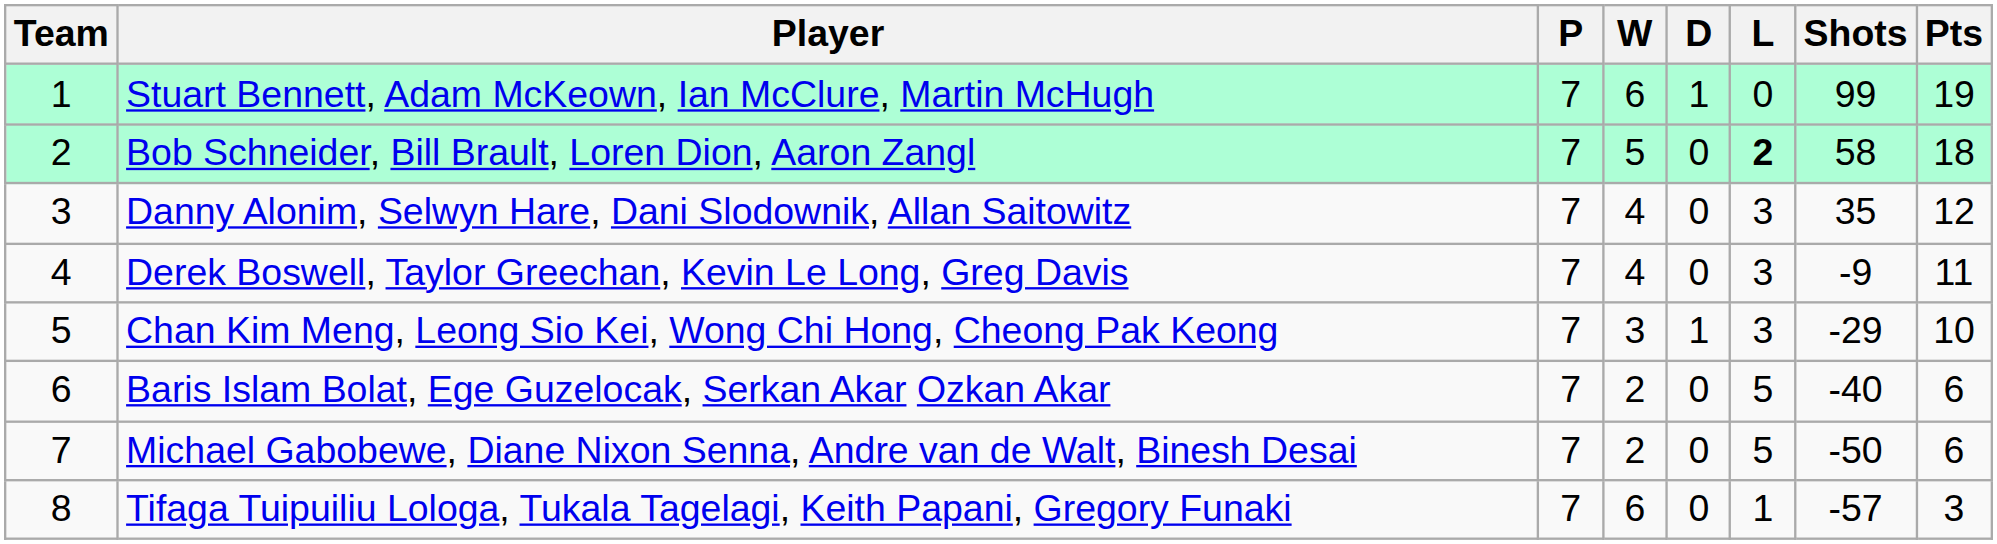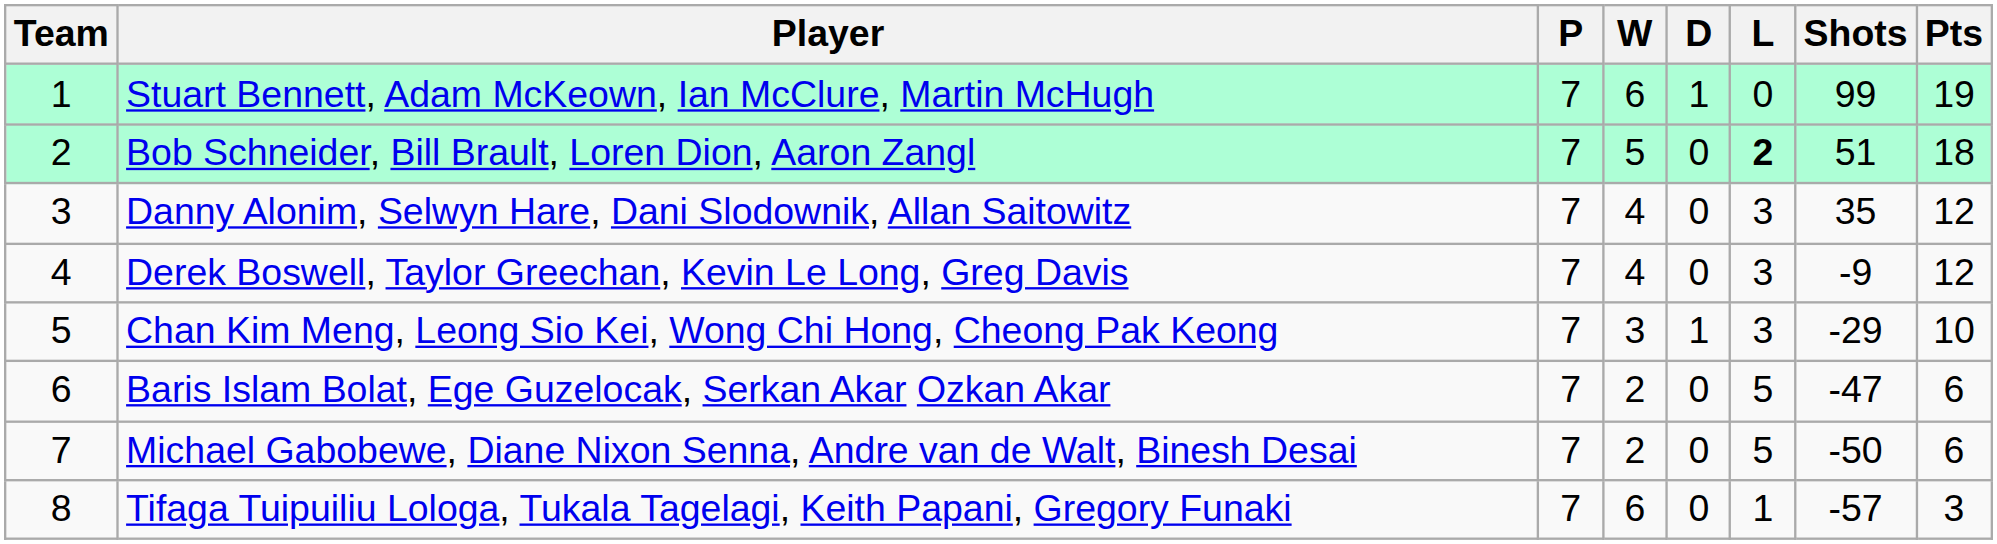(1856, 152) 58 -> (1856, 152) 51
(1954, 271) 11 -> (1954, 271) 12
(1856, 390) -40 -> (1856, 390) -47
